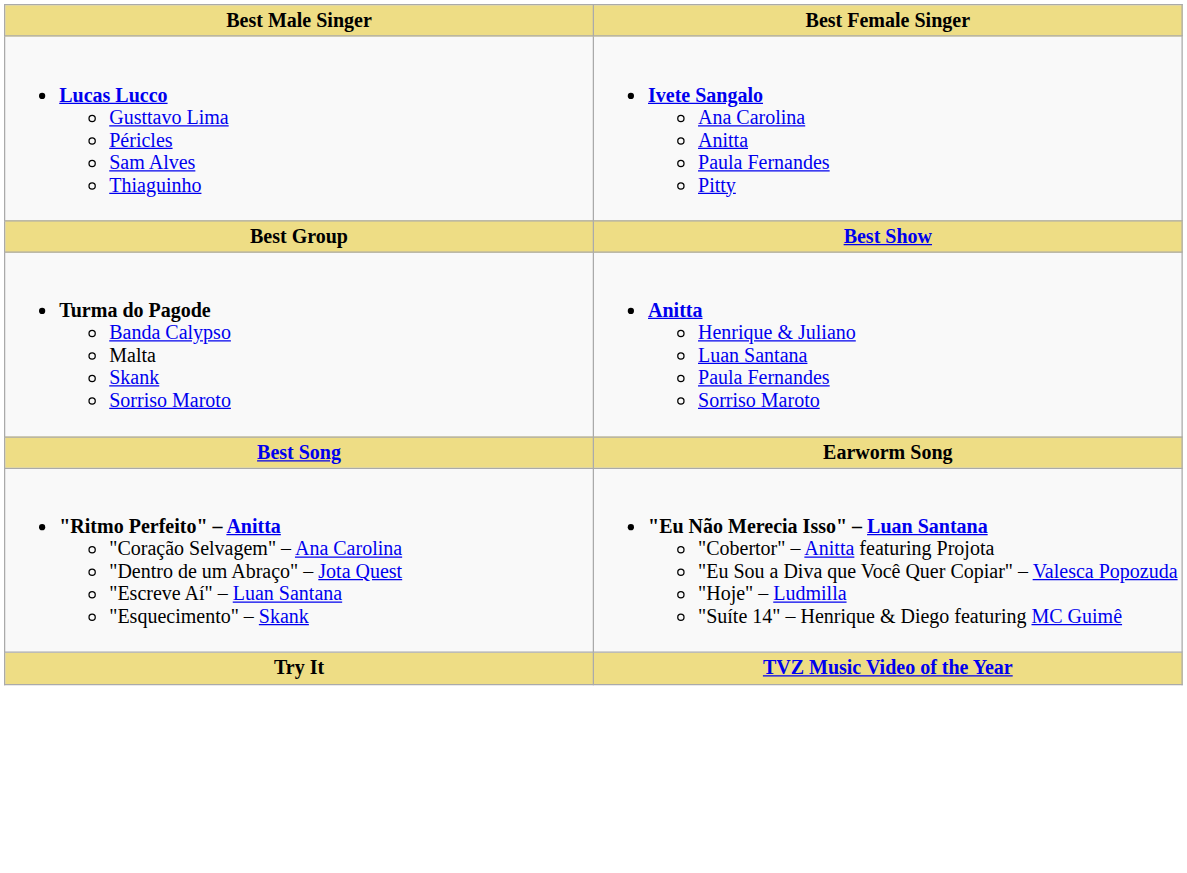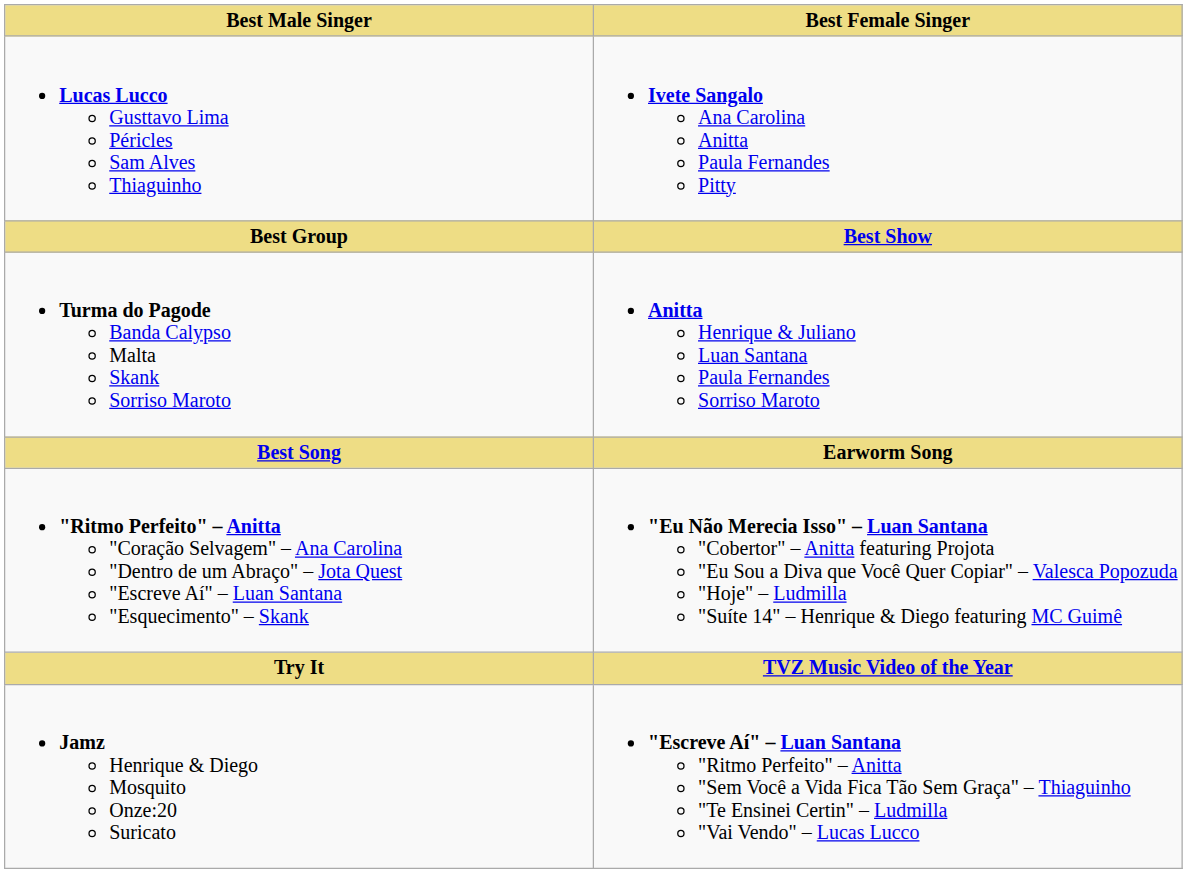+ row: (299, 788)
